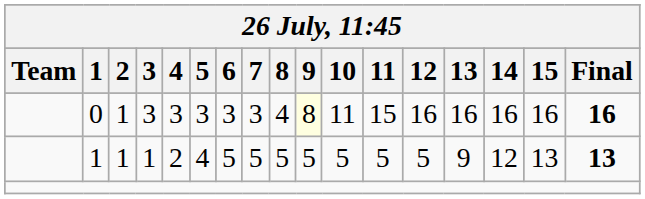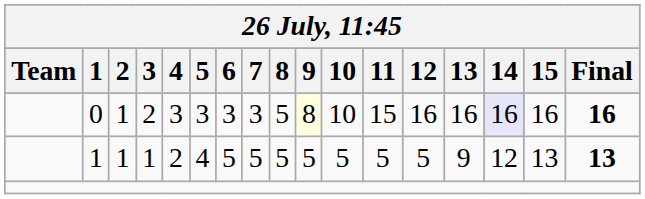(149, 114) 3 -> (149, 114) 2
(282, 114) 4 -> (282, 114) 5
(342, 114) 11 -> (342, 114) 10
(504, 114) no background -> (504, 114) lavender background
